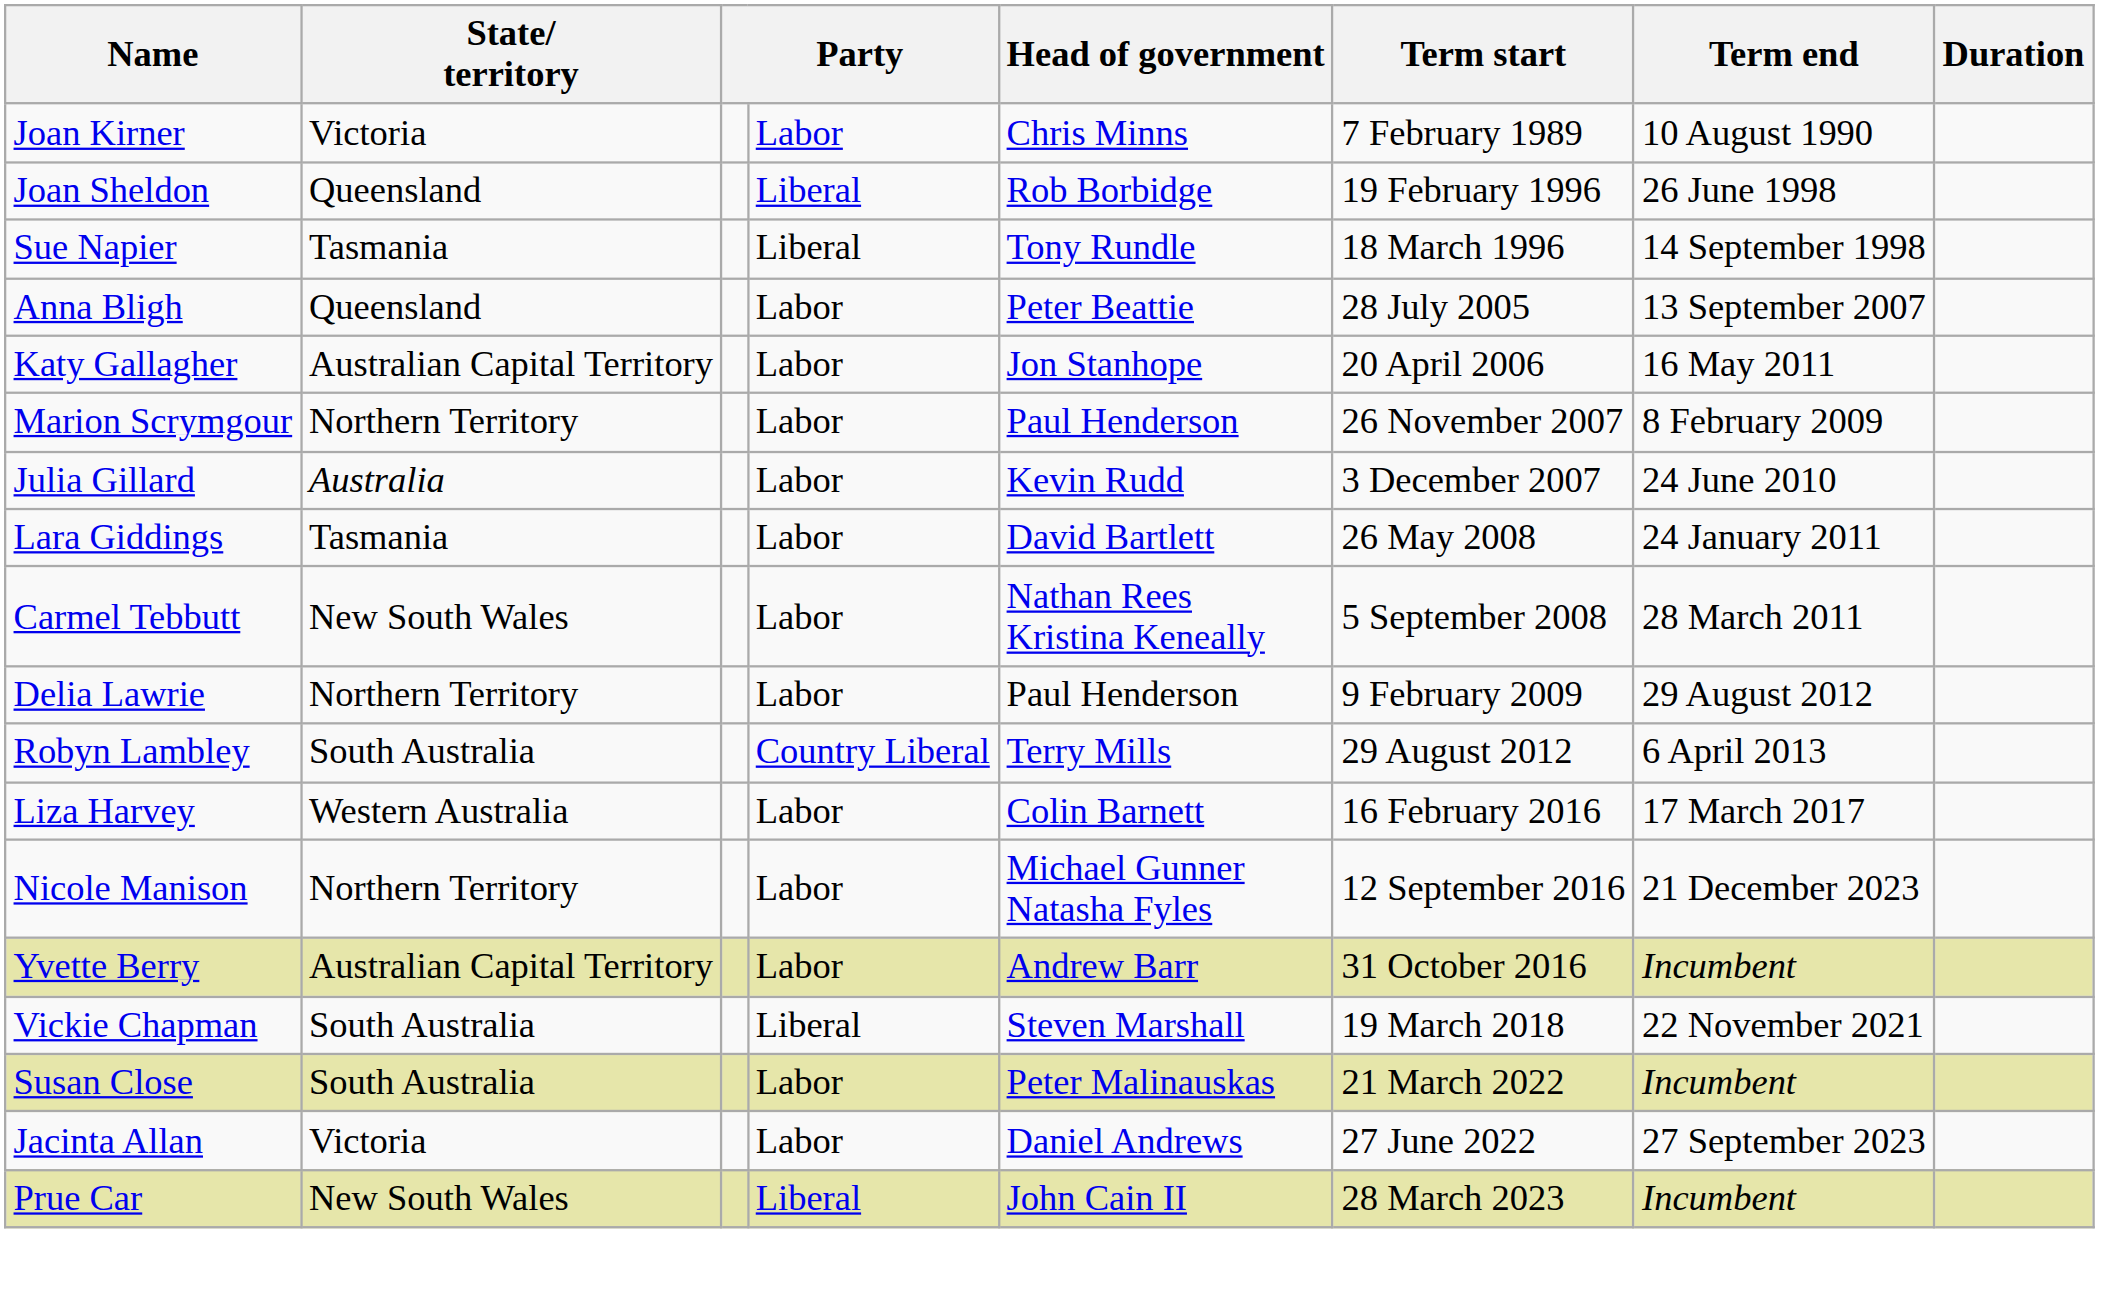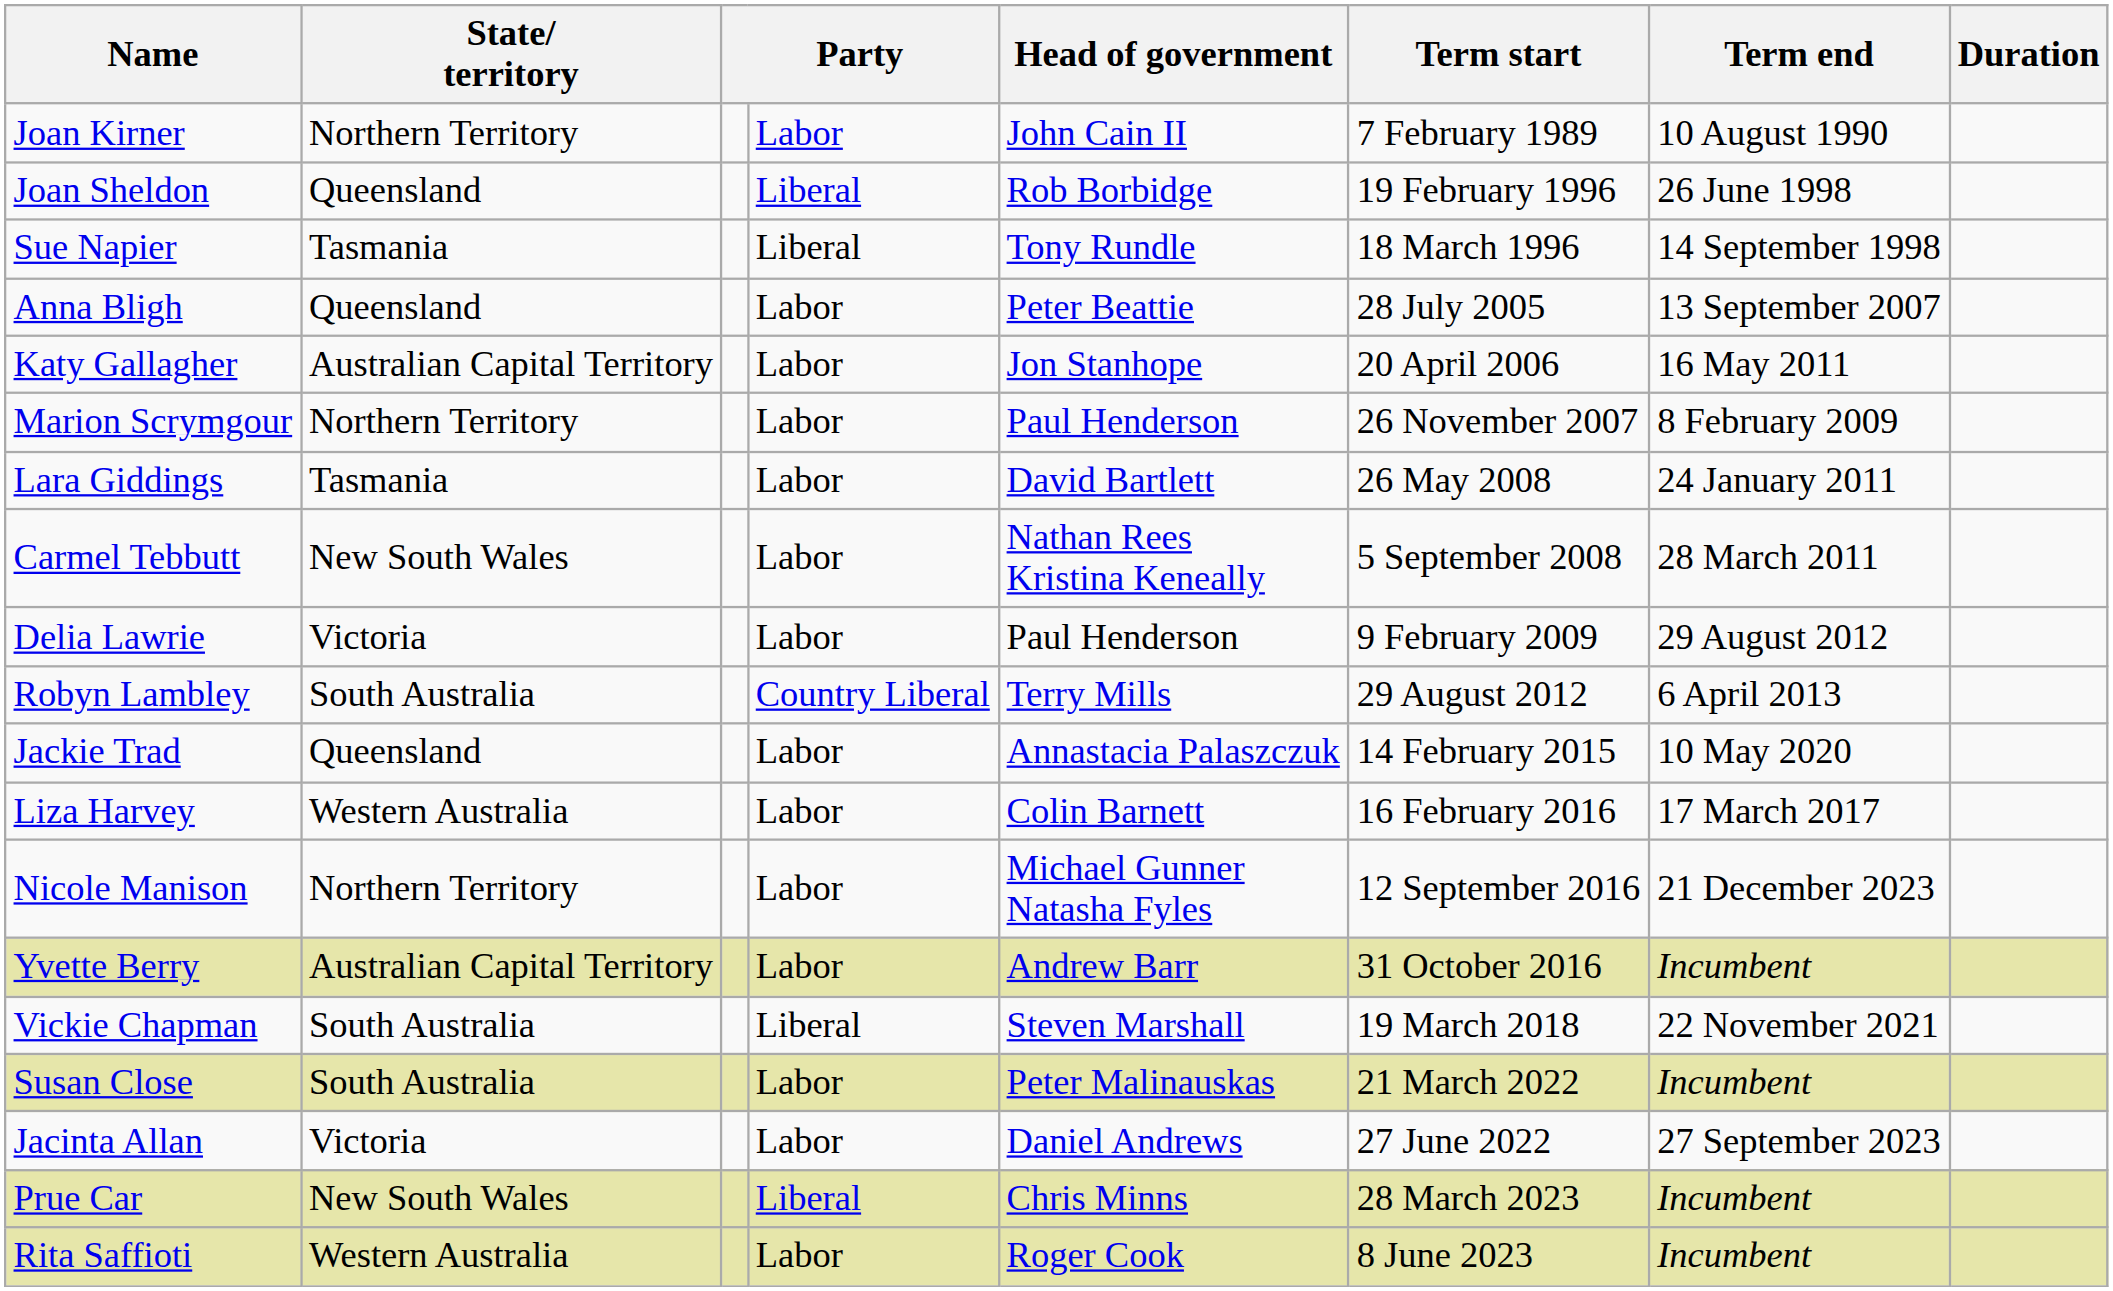(368, 132) Victoria -> (444, 132) Northern Territory
(1097, 132) Chris Minns -> (1097, 132) John Cain II
- row: (104, 479)
(444, 694) Northern Territory -> (368, 636) Victoria
+ row: (97, 751)
(1097, 1197) John Cain II -> (1097, 1197) Chris Minns
+ row: (103, 1255)
